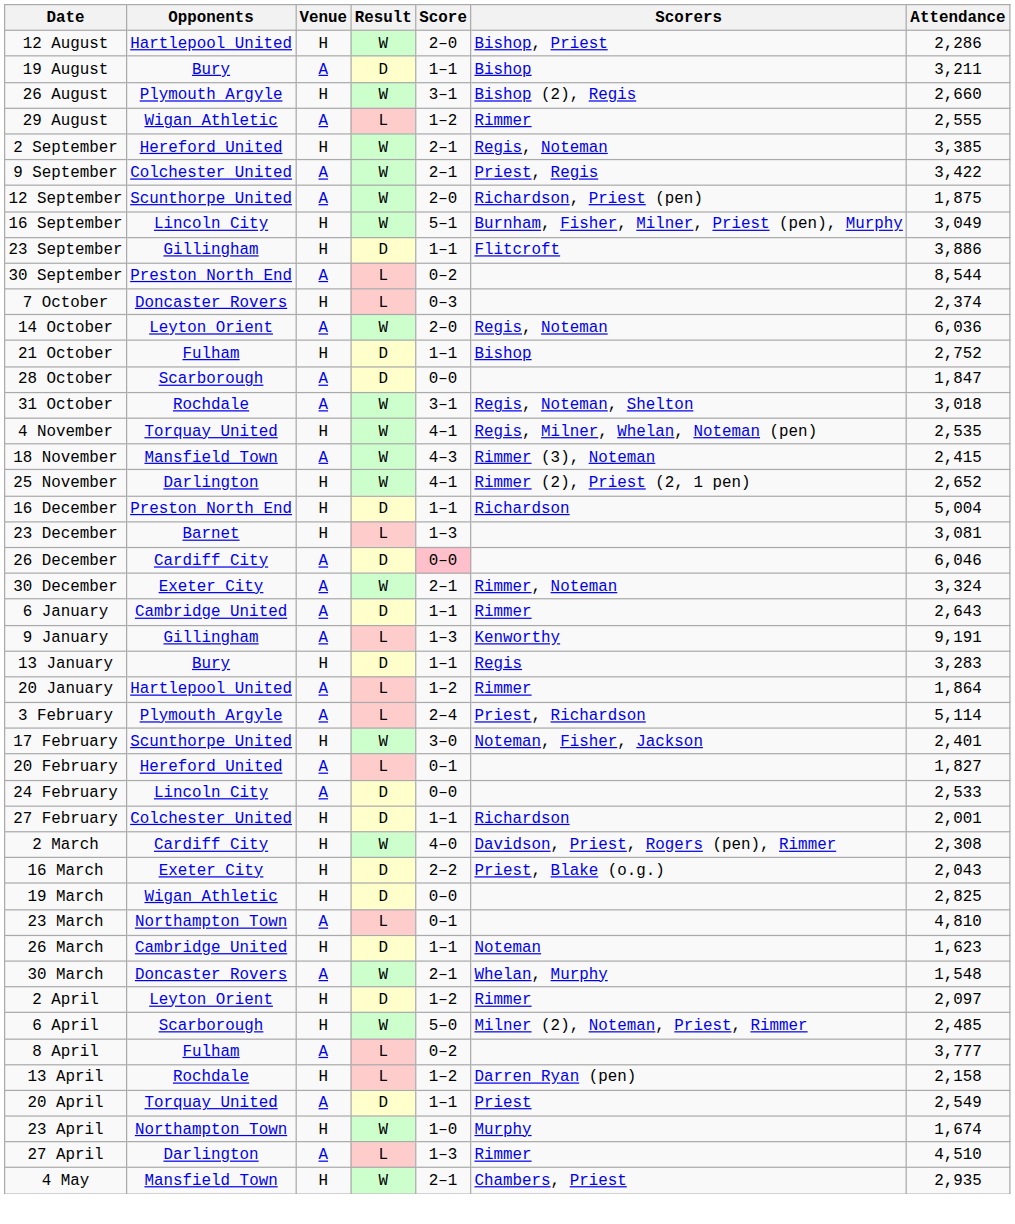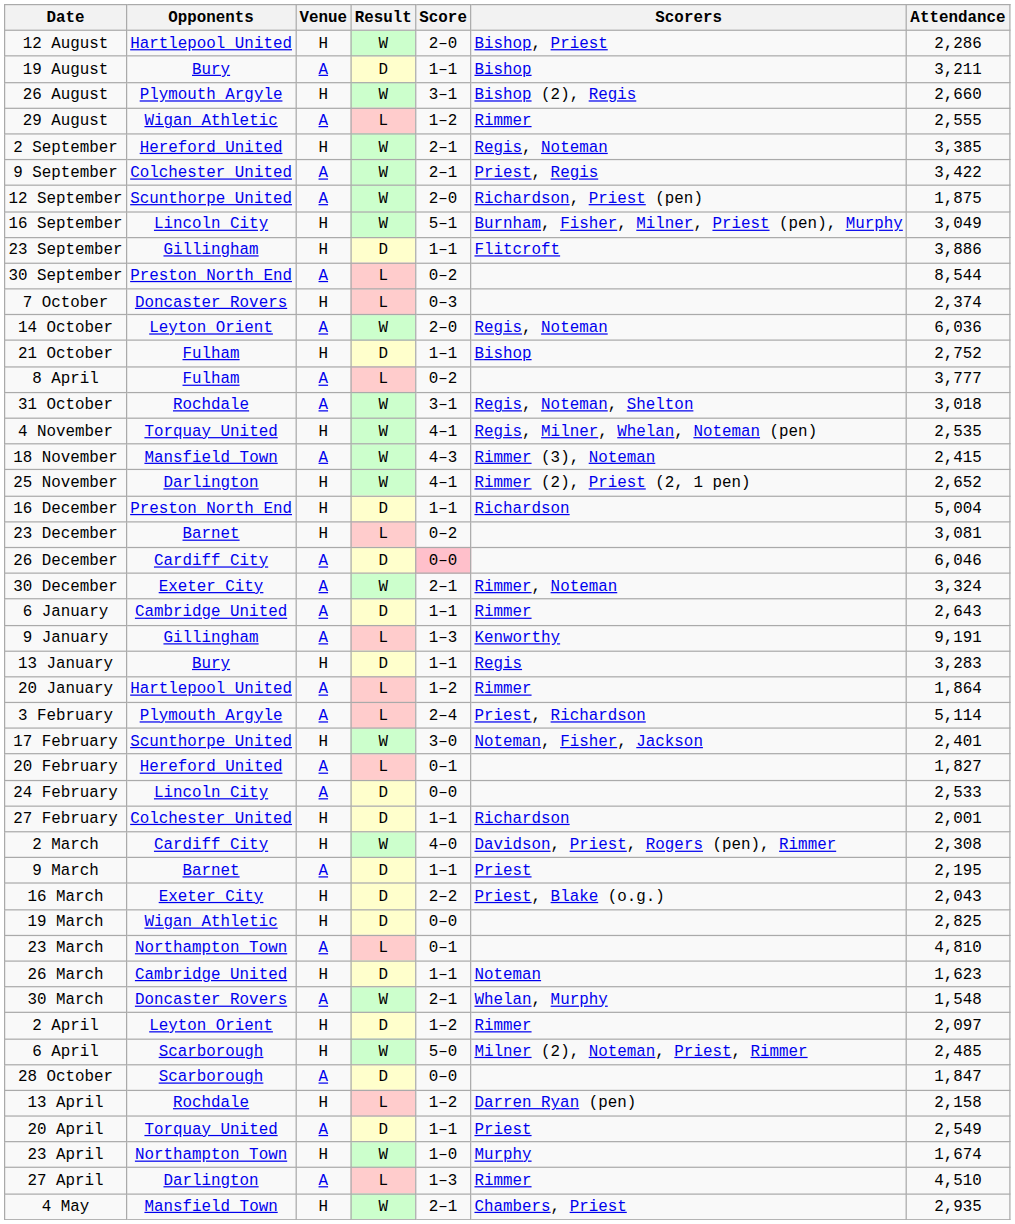rows swapped: (65, 379) <-> (65, 1051)
(443, 535) 1–3 -> (443, 535) 0–2
+ row: (65, 871)
